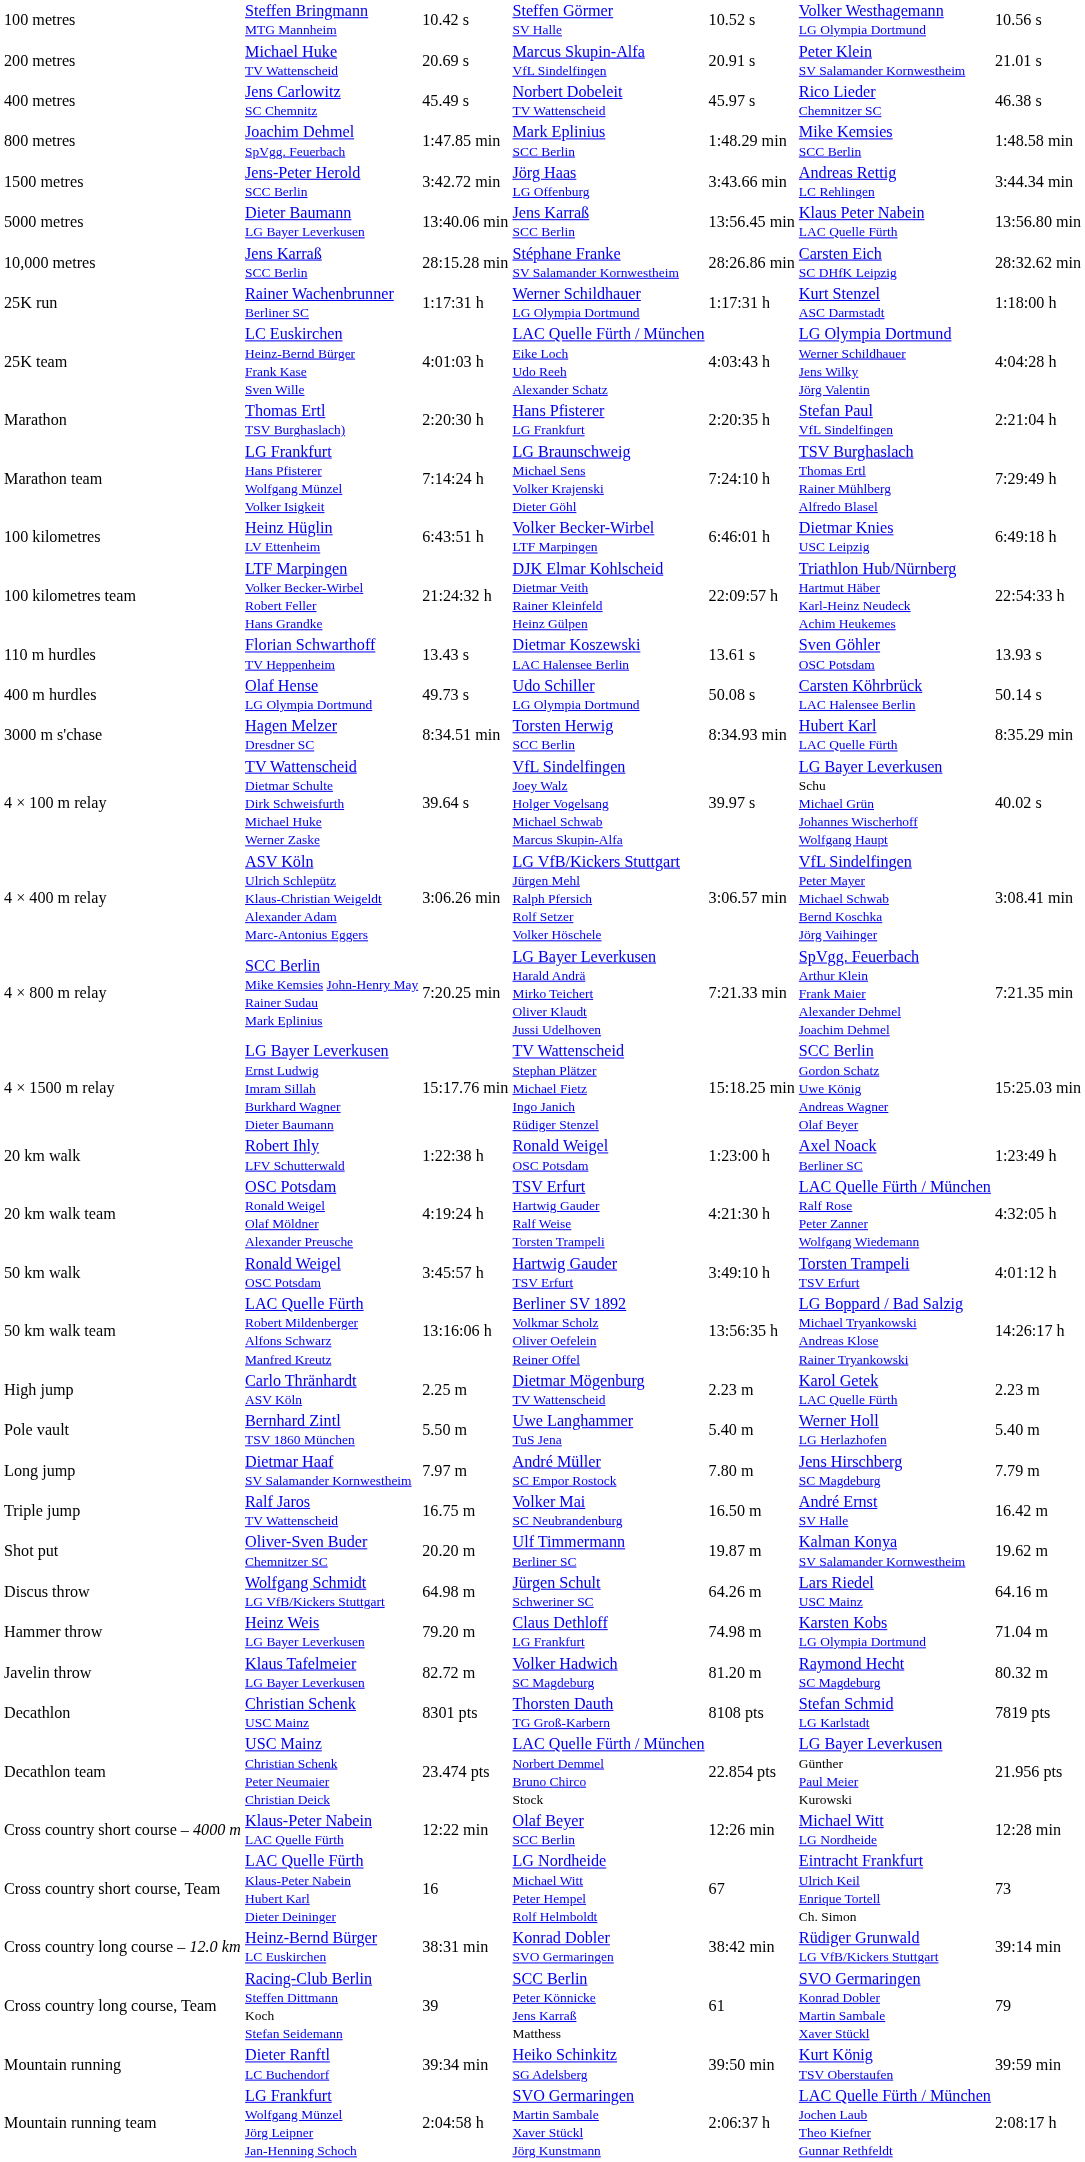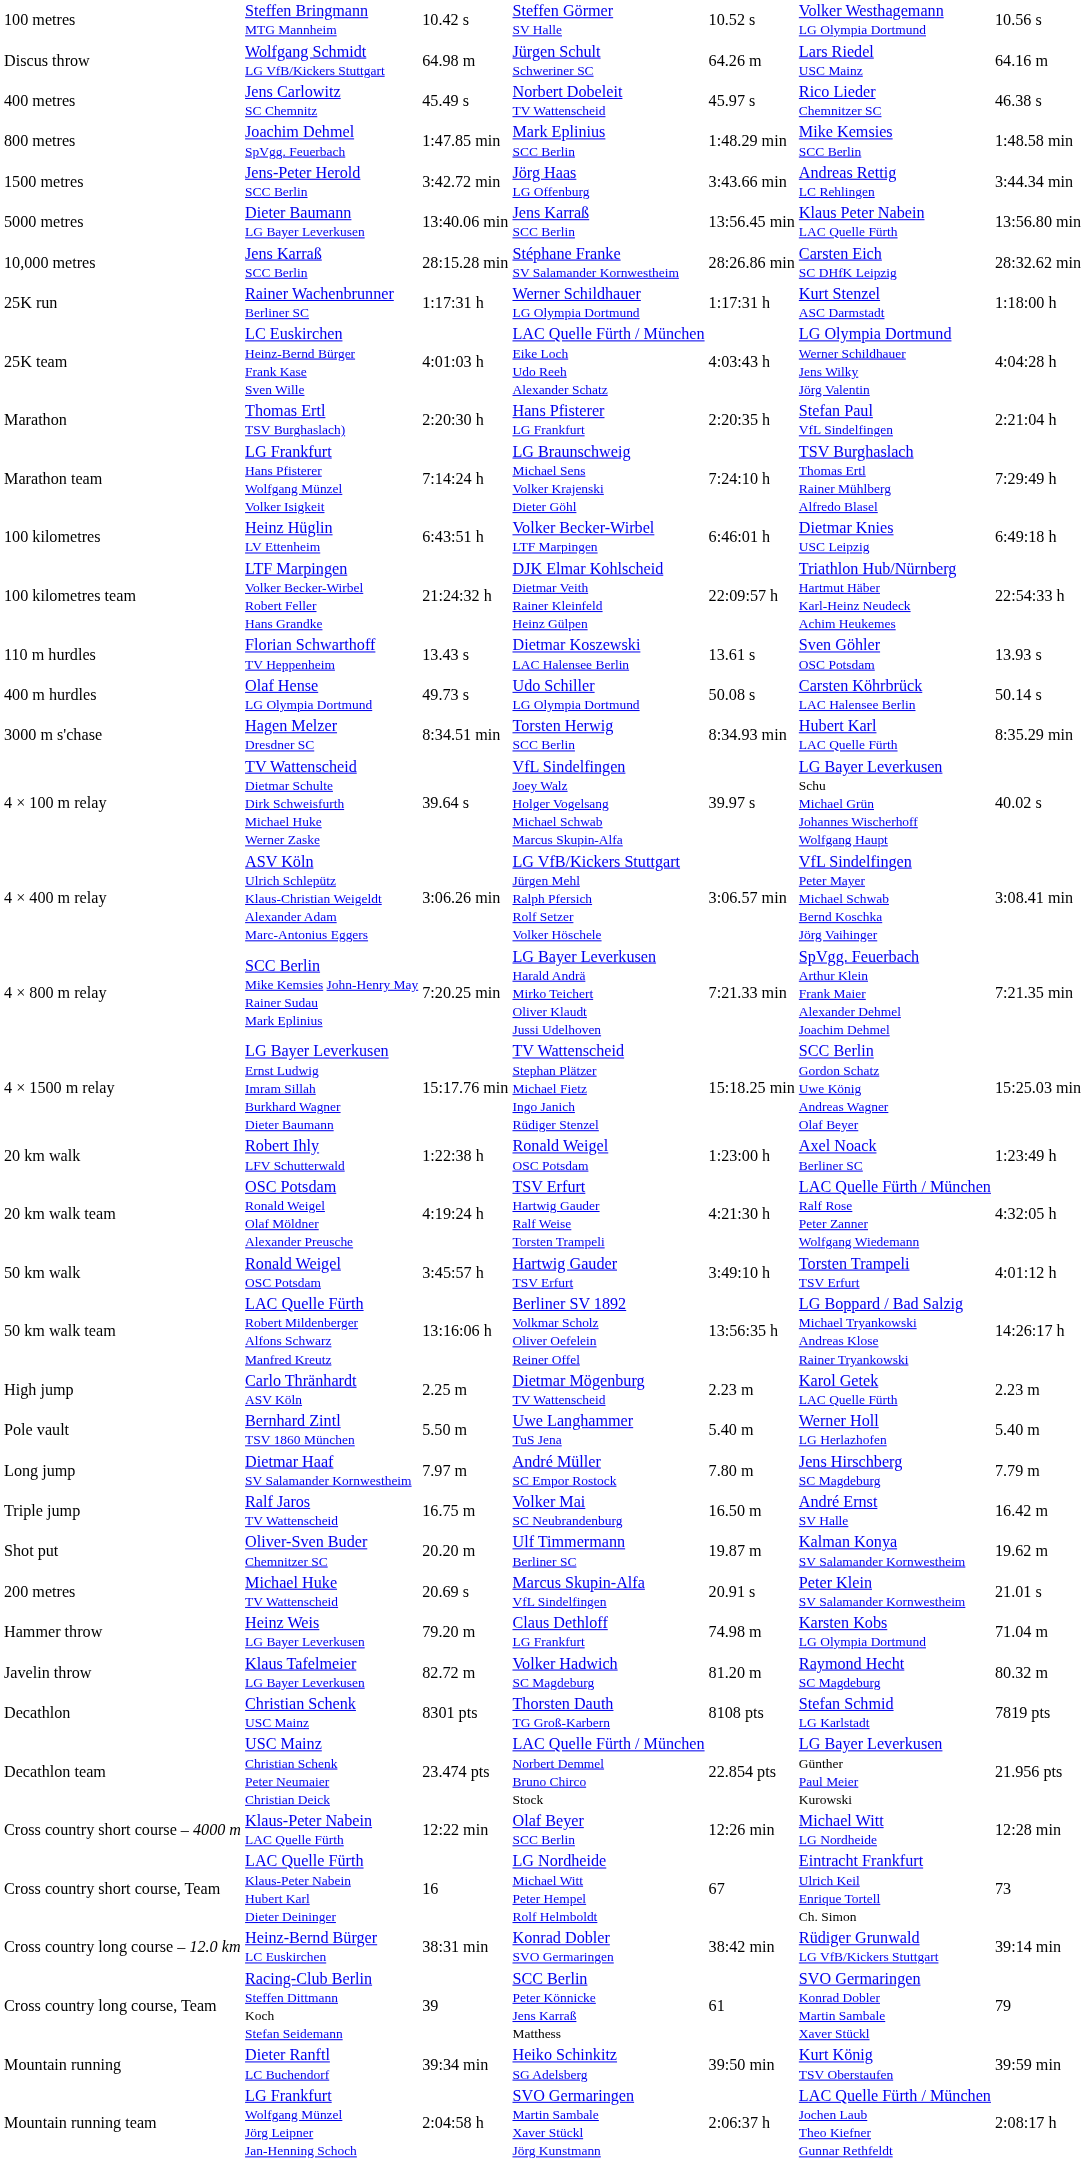rows swapped: (40, 60) <-> (47, 1591)
